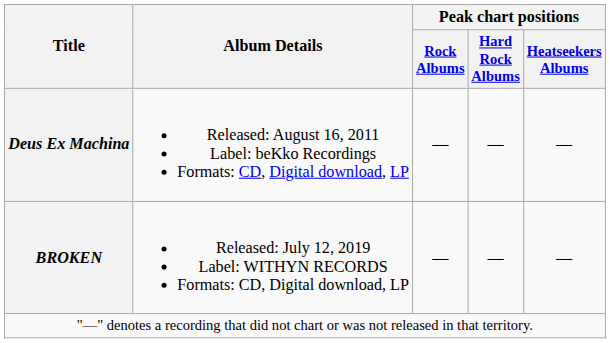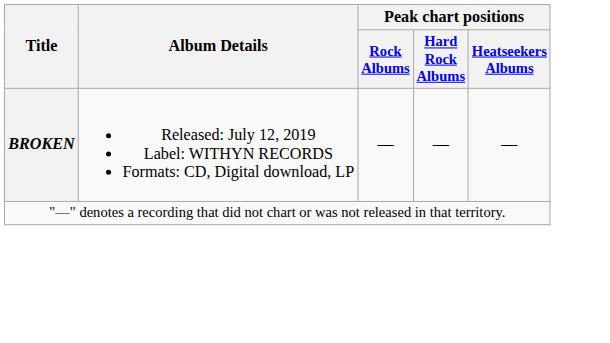- row: (69, 144)
